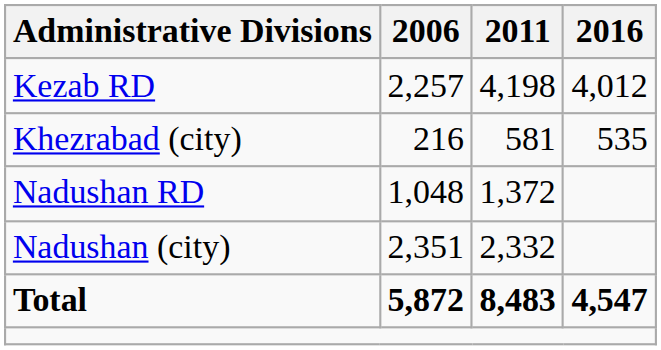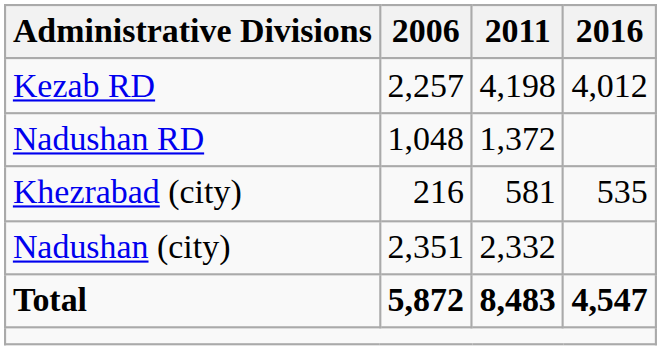rows swapped: (109, 192) <-> (127, 138)
